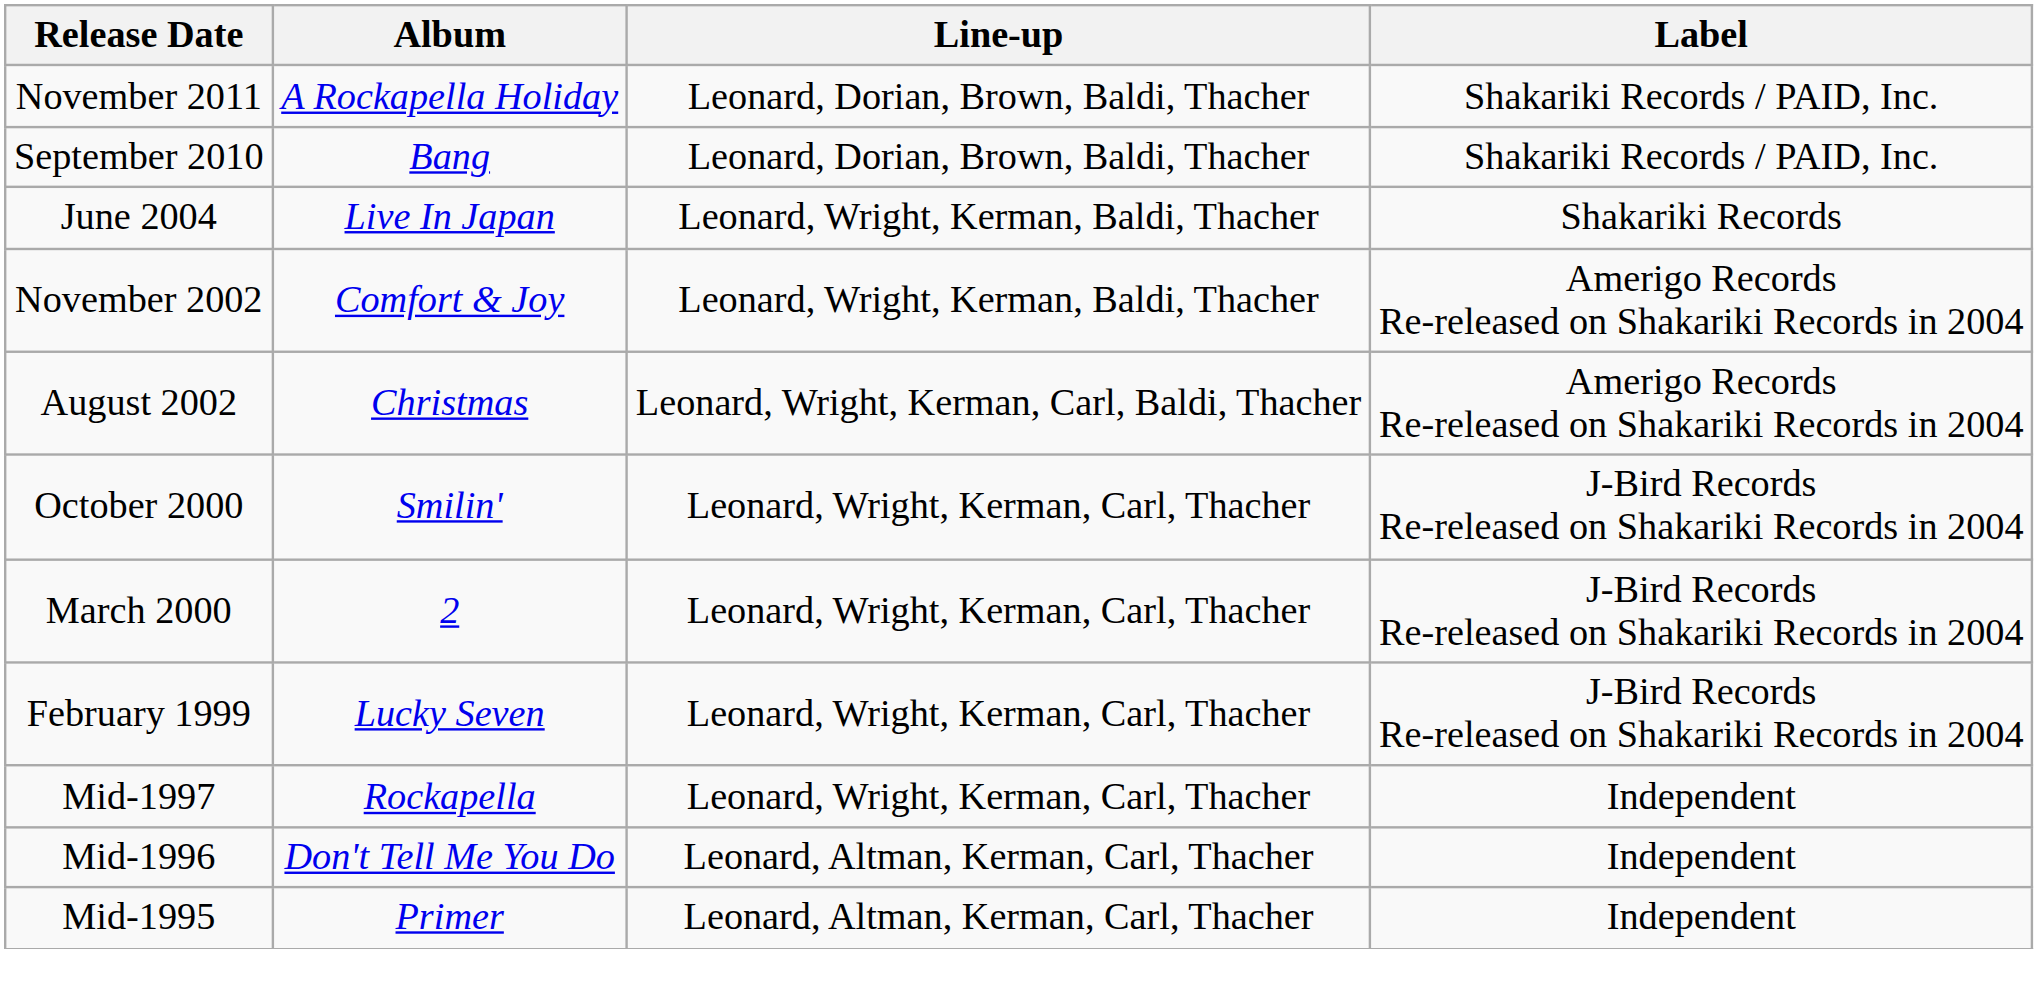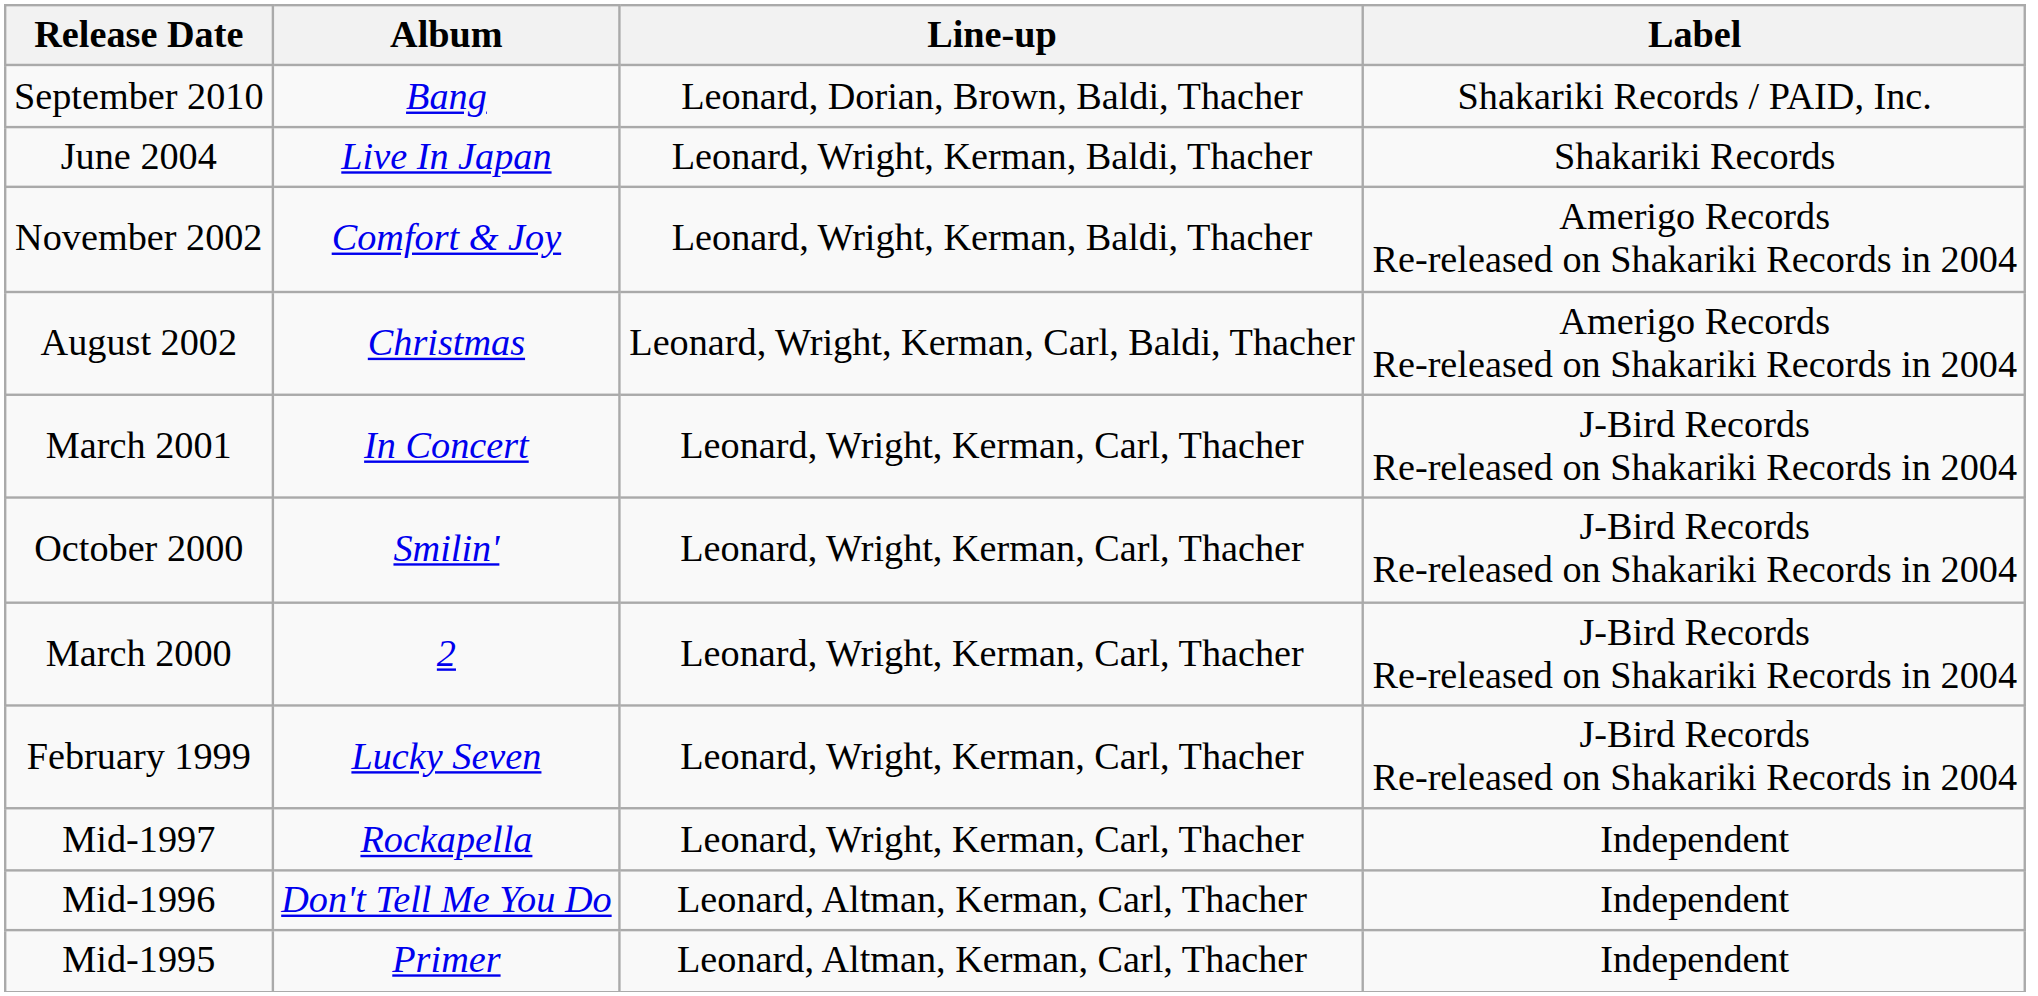- row: (139, 95)
+ row: (139, 445)
